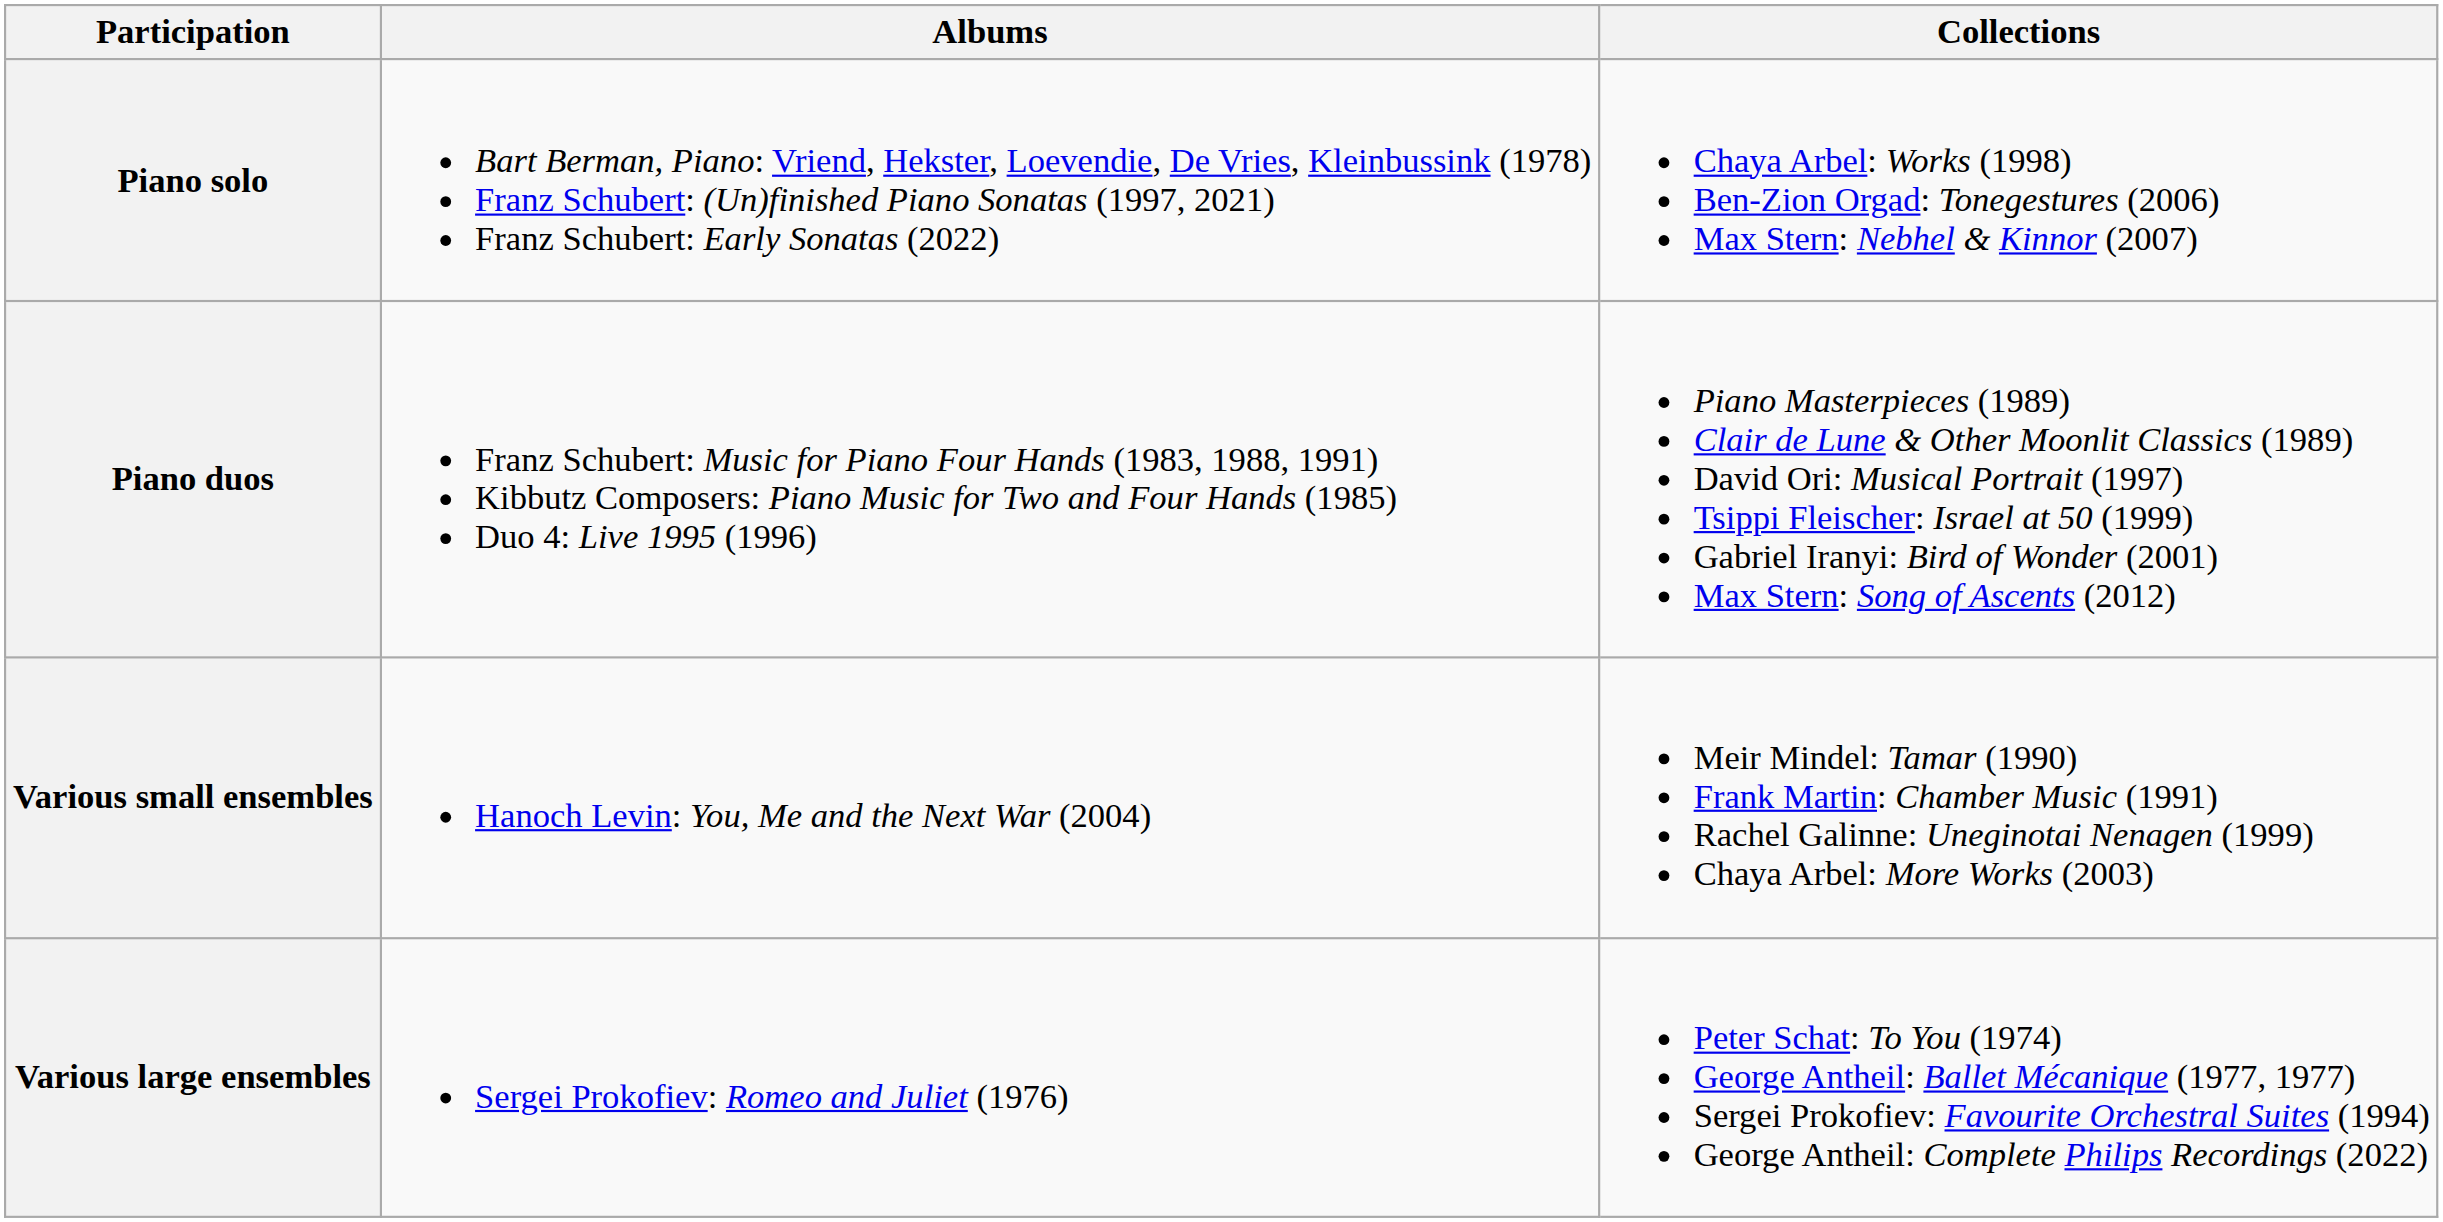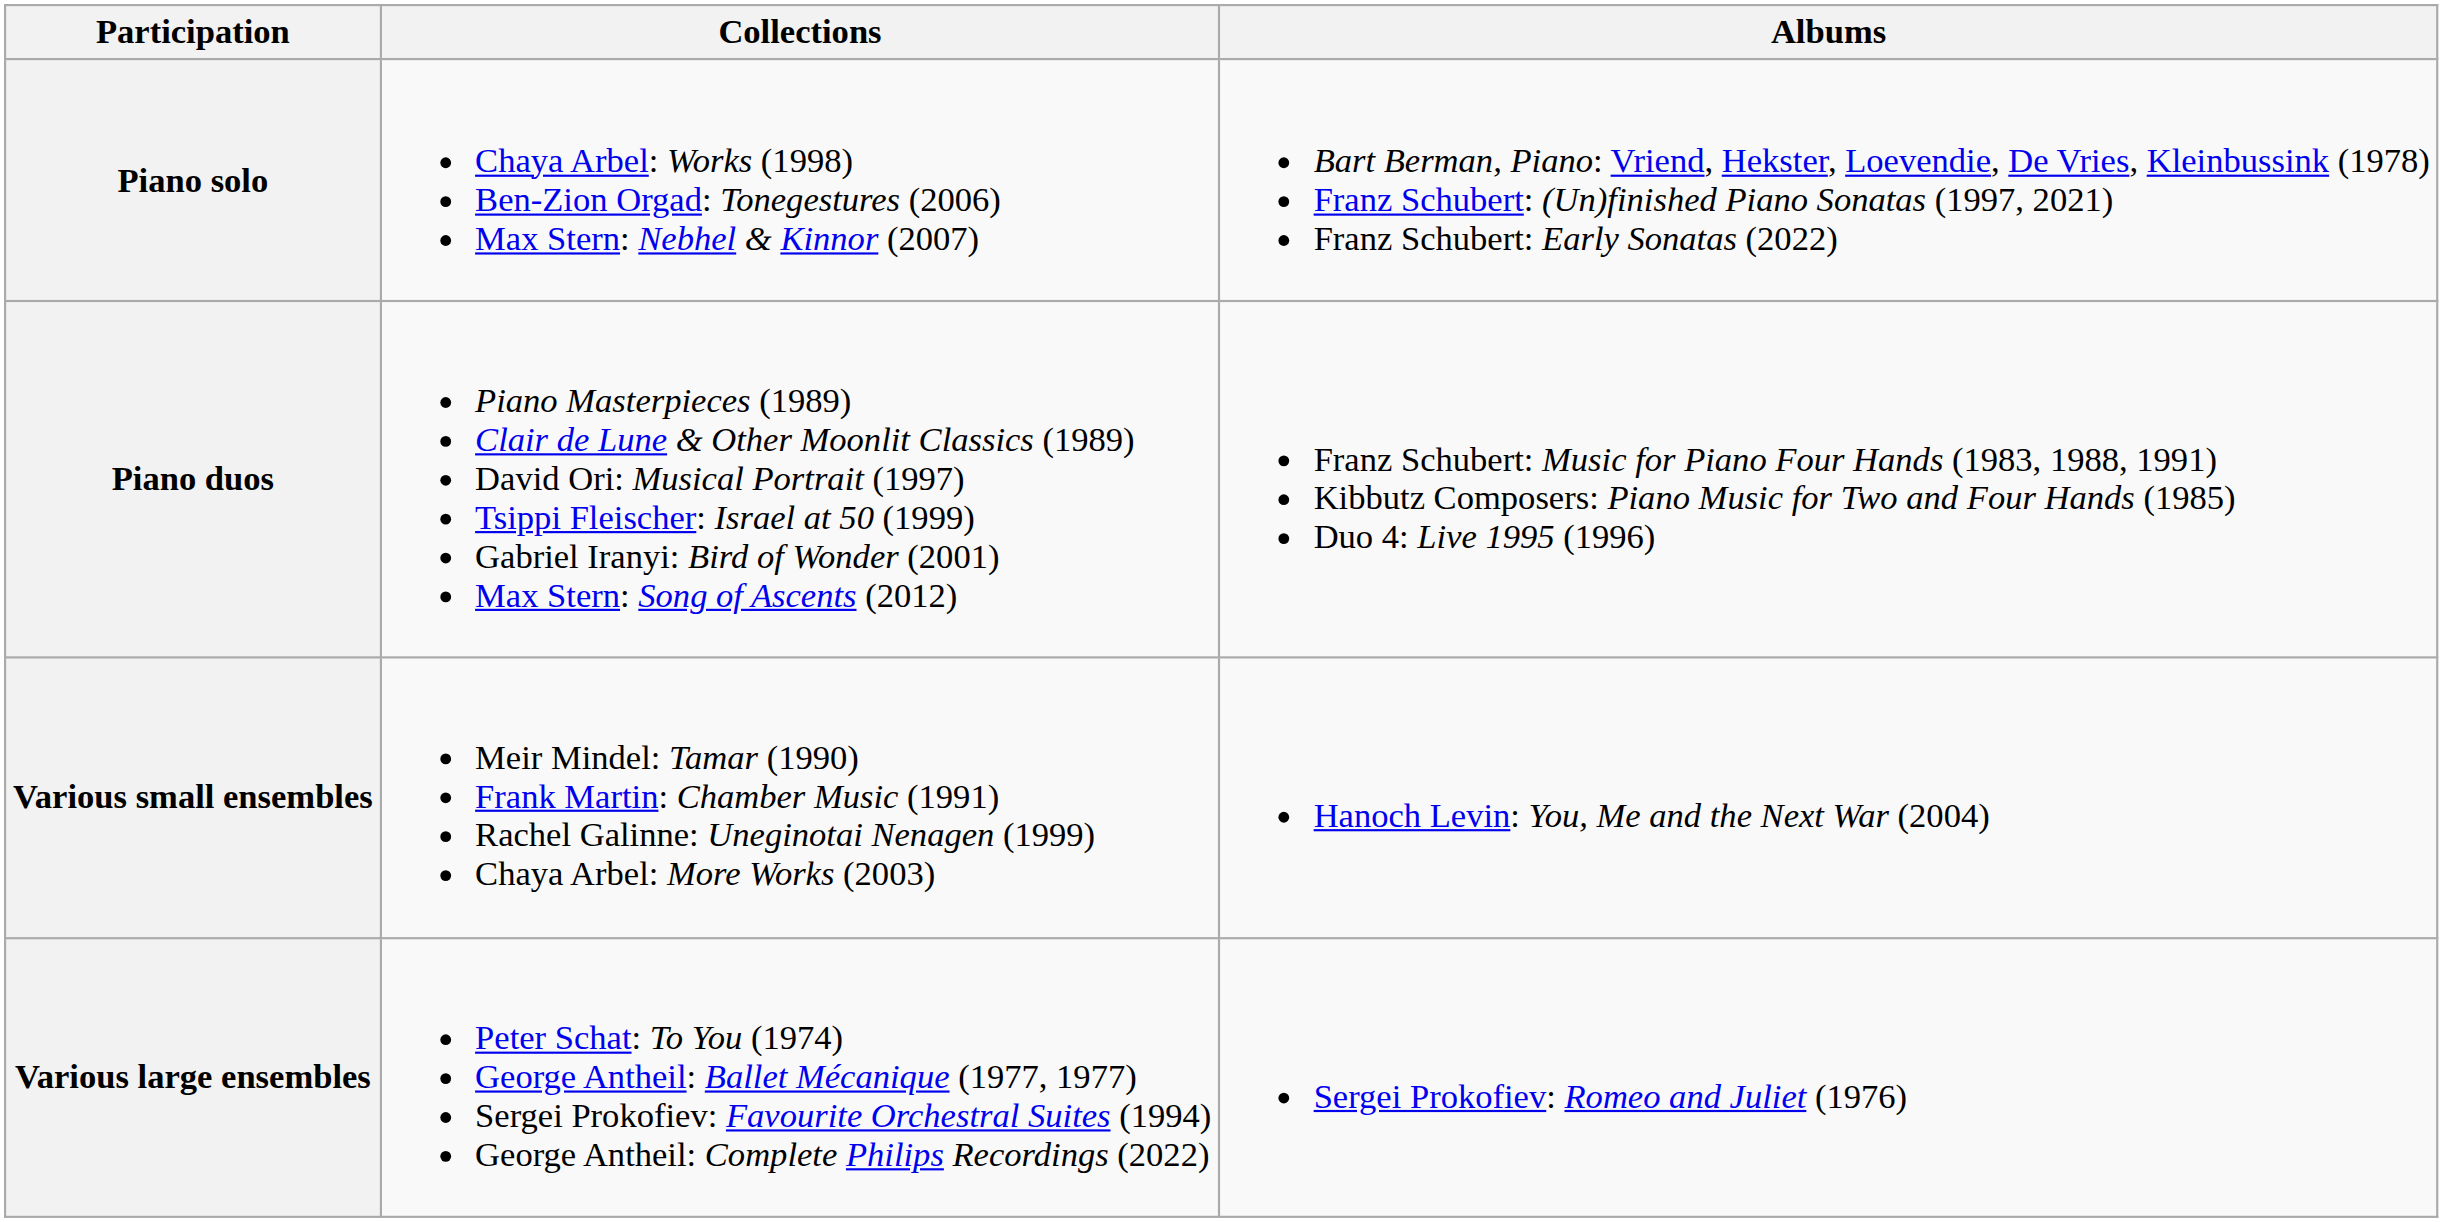columns swapped: (990, 31) <-> (2019, 31)
